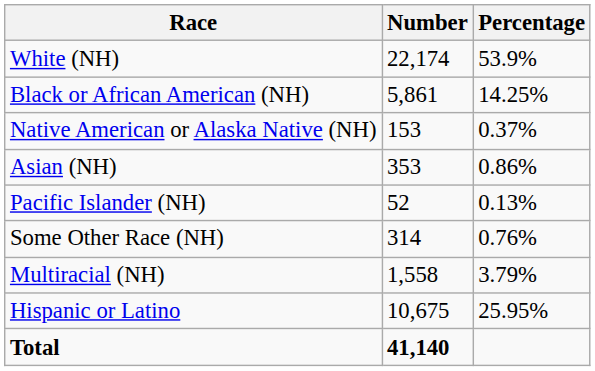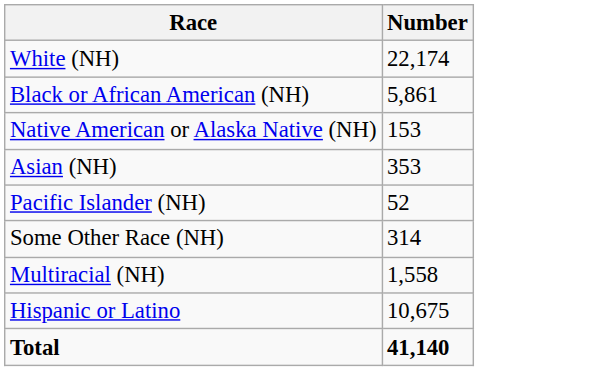- column: (532, 22)
